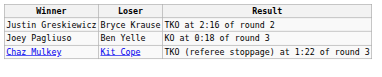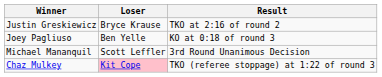+ row: (49, 52)
(120, 52) no background -> (120, 65) pink background
